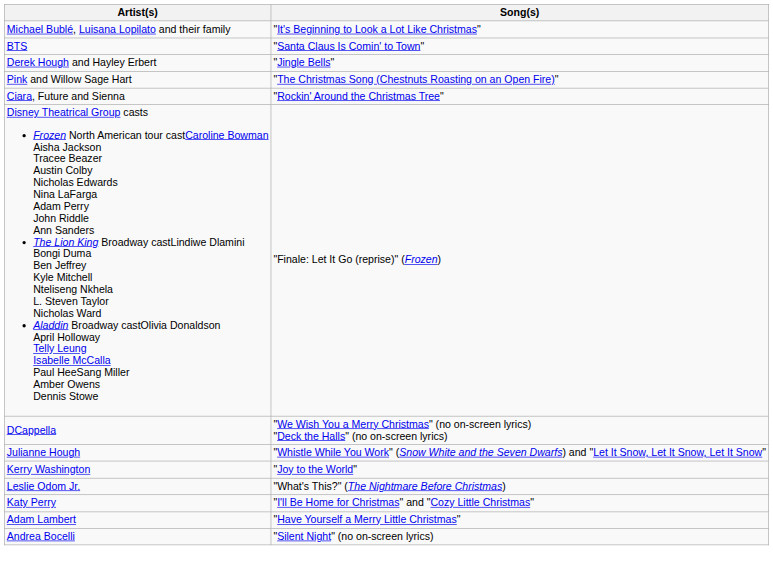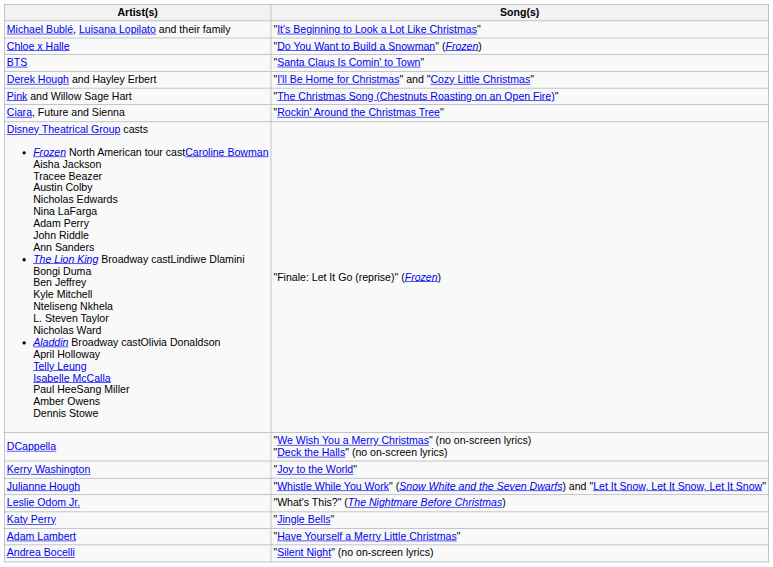+ row: (38, 46)
(304, 63) "Jingle Bells" -> (404, 79) "I'll Be Home for Christmas" and "Cozy Little Christmas"
rows swapped: (43, 453) <-> (49, 469)
(404, 503) "I'll Be Home for Christmas" and "Cozy Little Christmas" -> (304, 520) "Jingle Bells"
